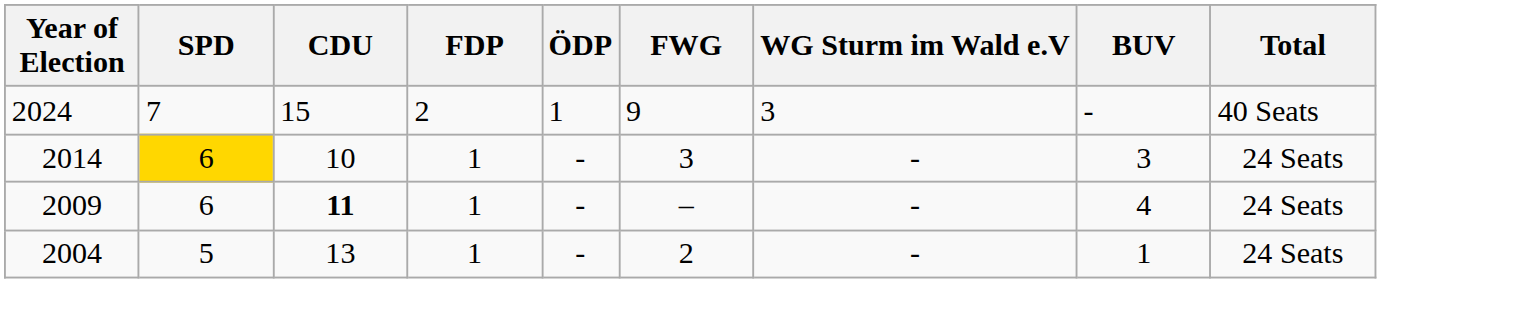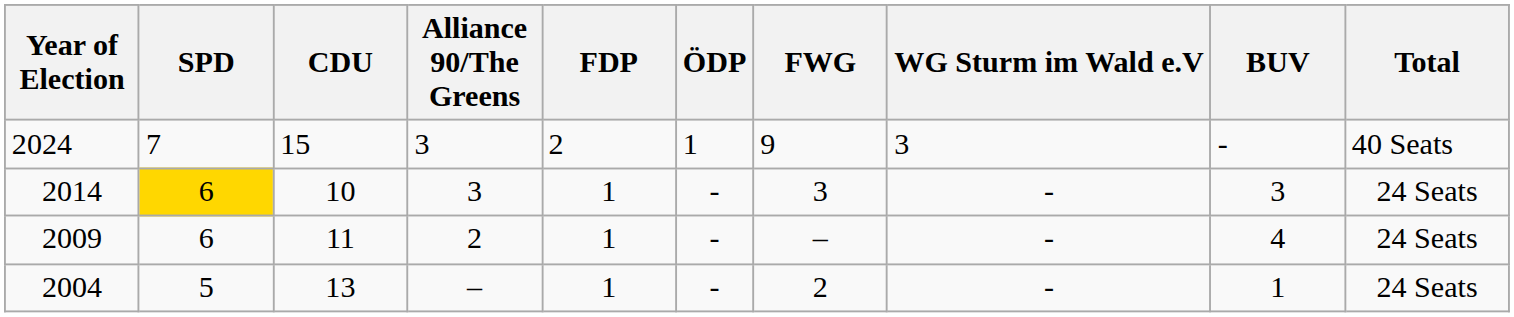+ column: (475, 62)
(340, 205) bold -> (340, 239) normal
